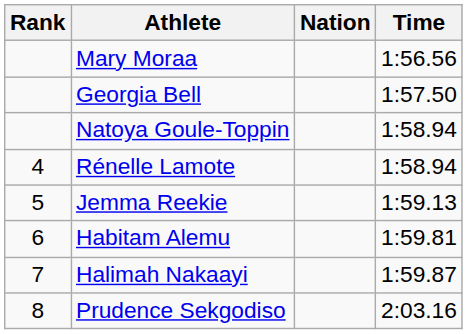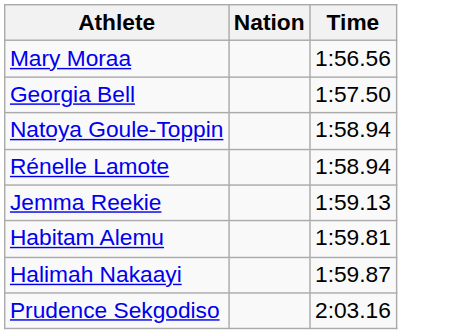- column: (38, 22)
